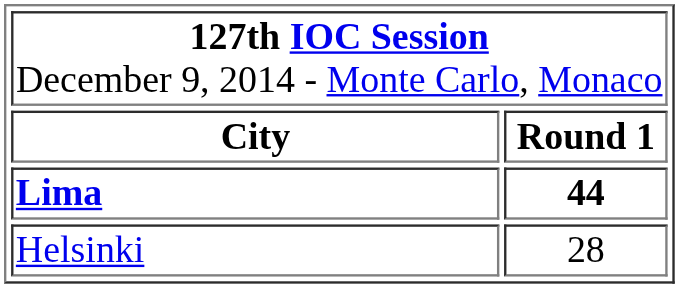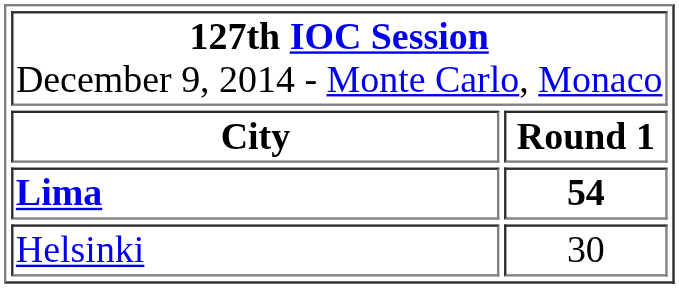(586, 192) 44 -> (586, 192) 54
(586, 249) 28 -> (586, 249) 30
